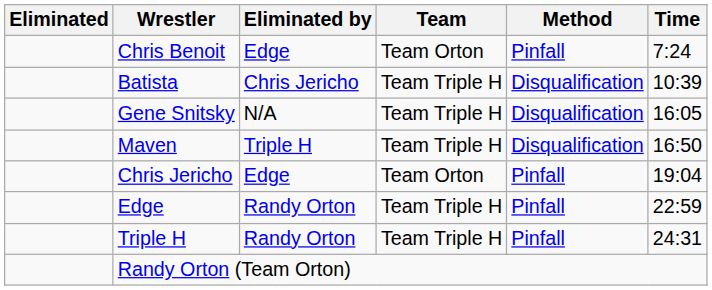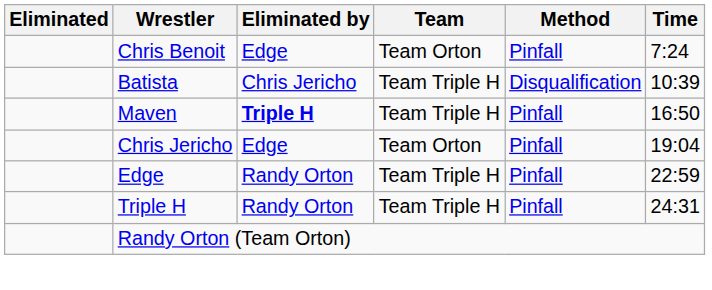- row: (176, 113)
(278, 144) normal -> (278, 113) bold
(578, 144) Disqualification -> (536, 113) Pinfall
